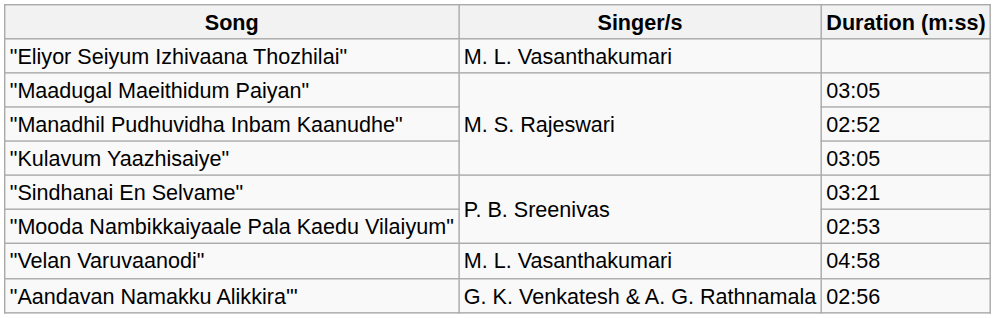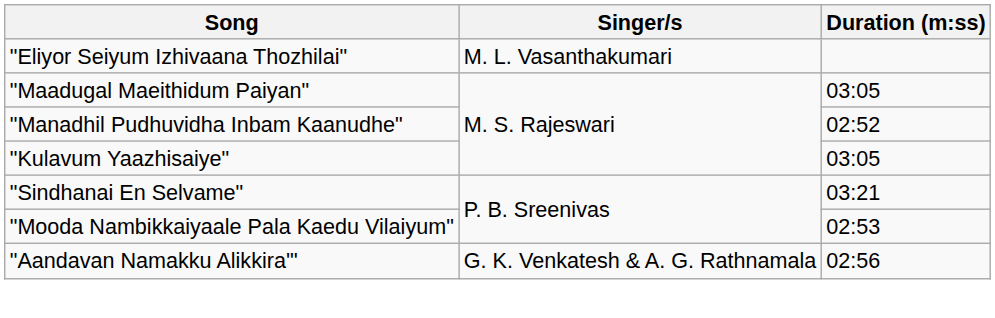- row: (107, 261)
